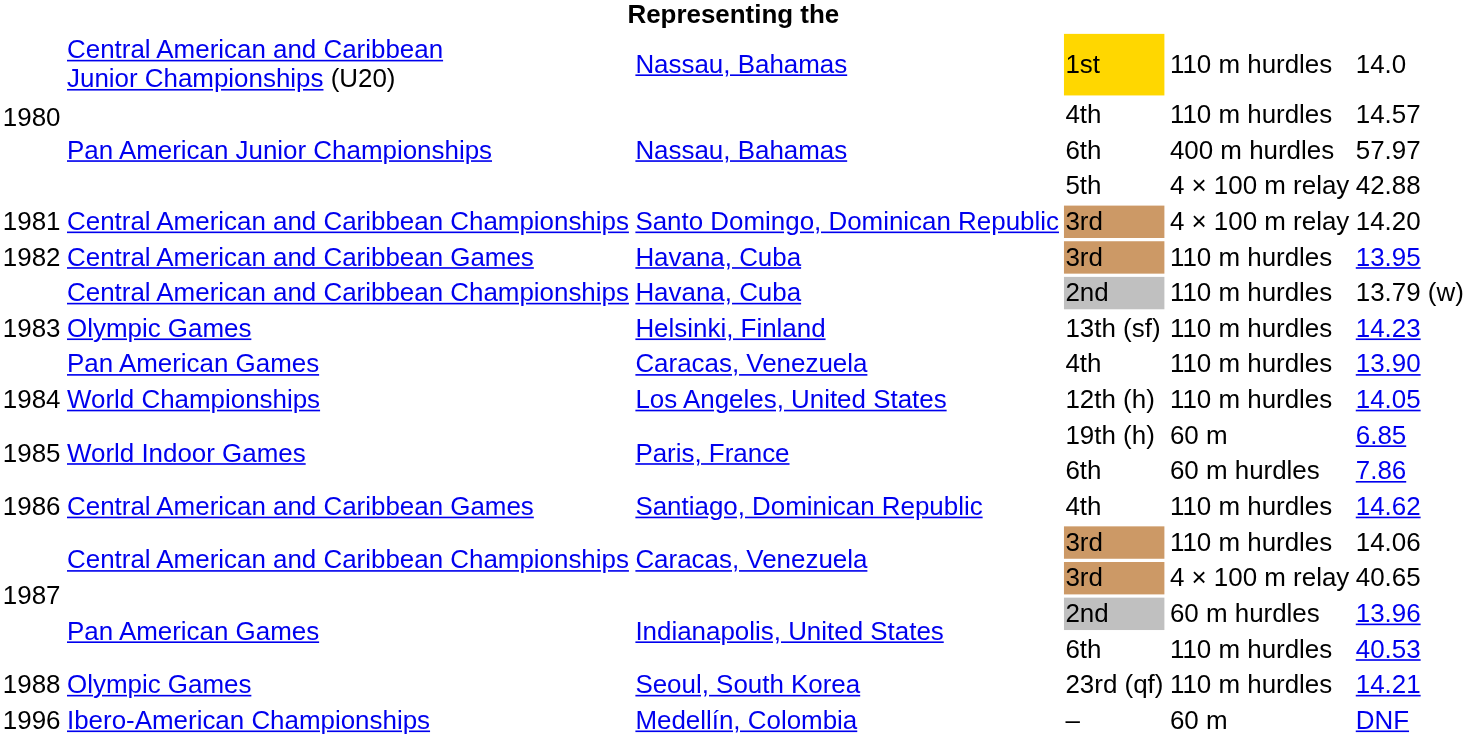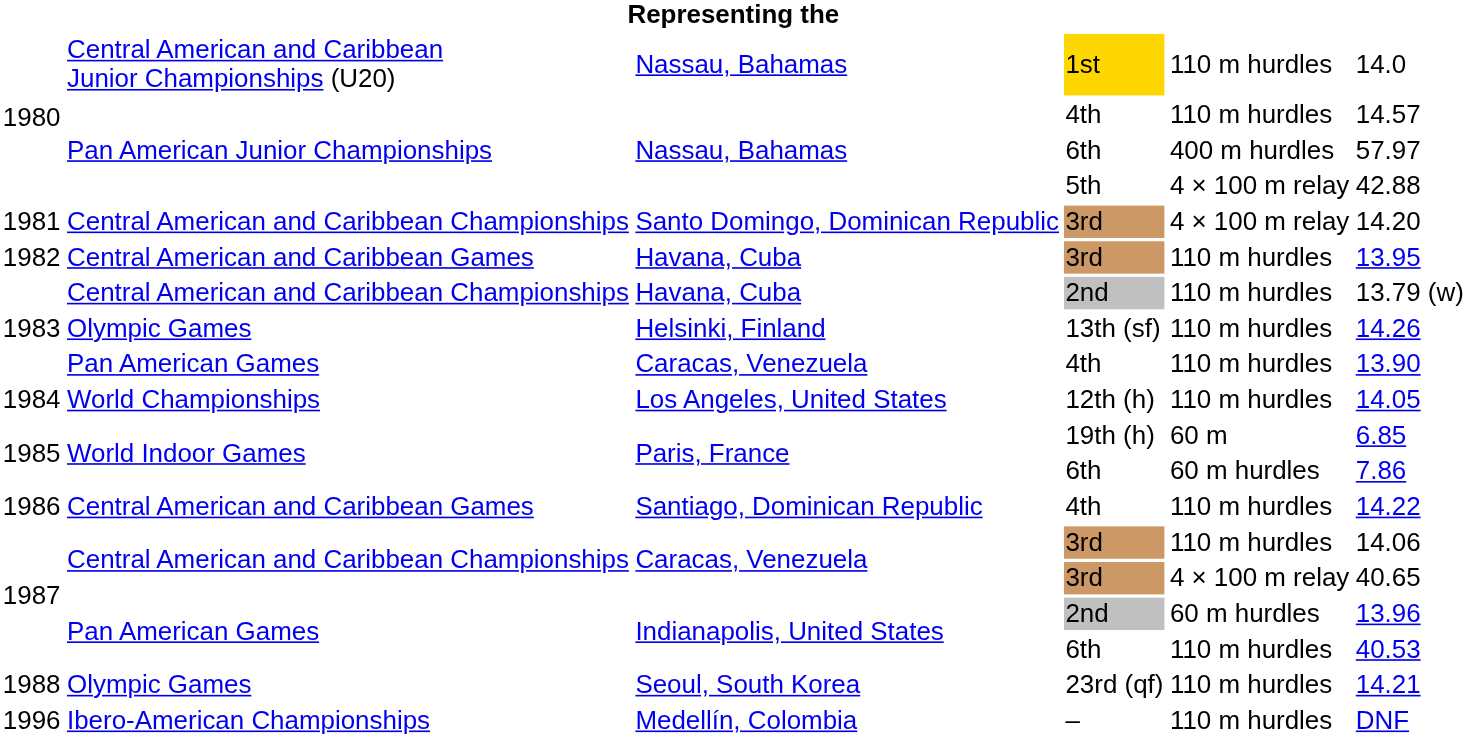(1388, 328) 14.23 -> (1388, 328) 14.26
(1388, 506) 14.62 -> (1388, 506) 14.22
(1199, 720) 60 m -> (1251, 720) 110 m hurdles
